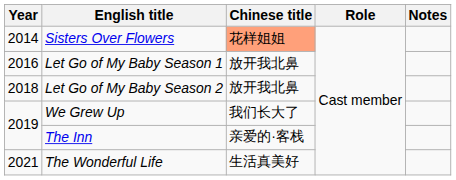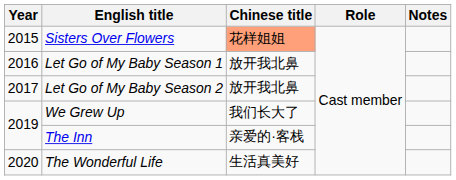(23, 38) 2014 -> (23, 38) 2015
(23, 88) 2018 -> (23, 88) 2017
(23, 162) 2021 -> (23, 162) 2020
